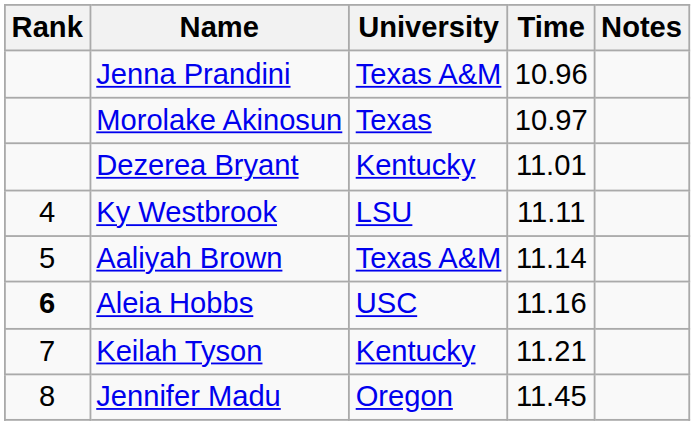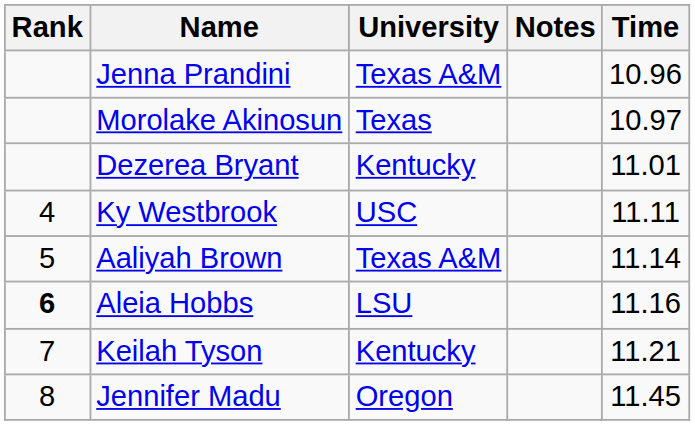columns swapped: (551, 27) <-> (642, 27)
(384, 212) LSU -> (386, 212) USC
(386, 304) USC -> (384, 304) LSU
